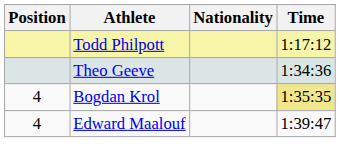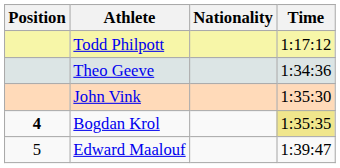+ row: (107, 96)
(37, 96) normal -> (37, 123) bold
(37, 123) 4 -> (37, 149) 5
